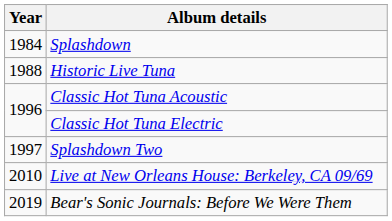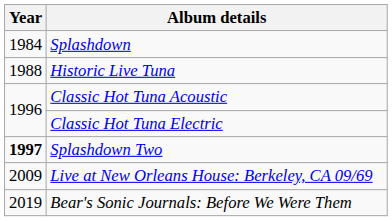(26, 149) normal -> (26, 149) bold
(26, 176) 2010 -> (26, 176) 2009
